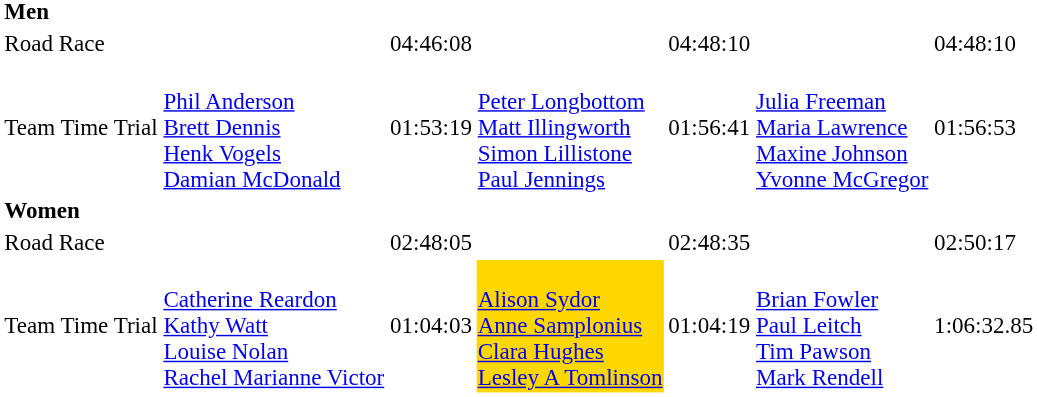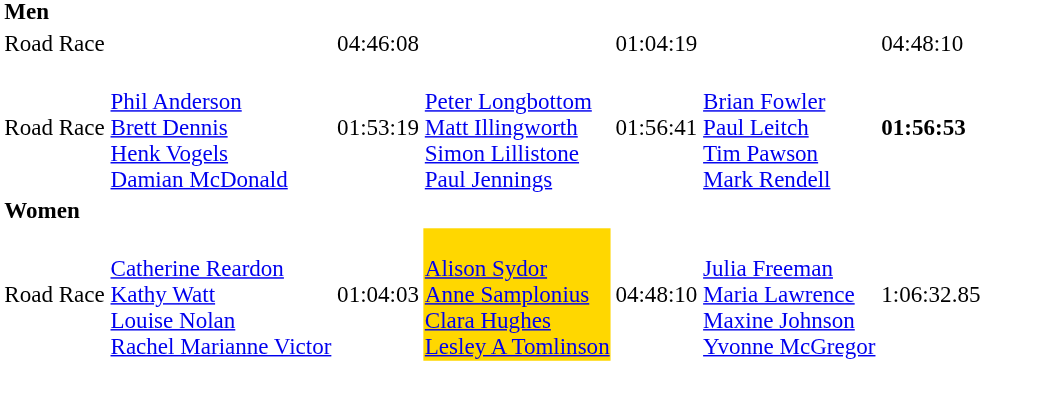(709, 43) 04:48:10 -> (656, 43) 01:04:19
(81, 127) Team Time Trial -> (55, 127) Road Race
(842, 140) Julia Freeman Maria Lawrence Maxine Johnson Yvonne McGregor -> (767, 140) Brian Fowler Paul Leitch Tim Pawson Mark Rendell
(975, 127) normal -> (923, 127) bold
- row: (431, 242)
(81, 325) Team Time Trial -> (55, 294) Road Race
(709, 325) 01:04:19 -> (656, 294) 04:48:10
(820, 338) Brian Fowler Paul Leitch Tim Pawson Mark Rendell -> (789, 307) Julia Freeman Maria Lawrence Maxine Johnson Yvonne McGregor
